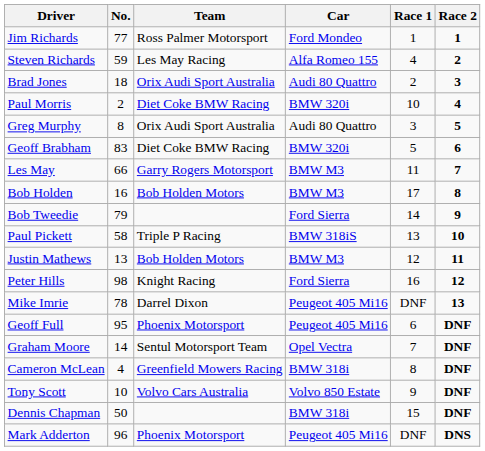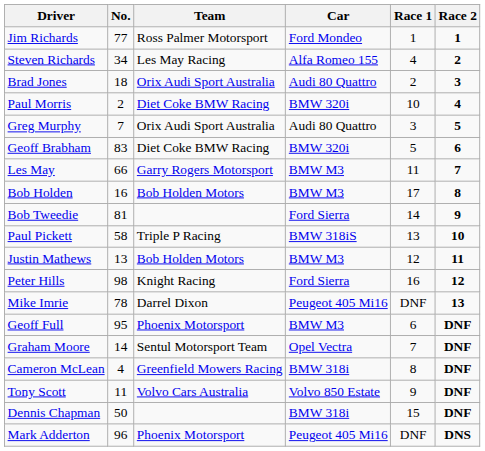(121, 60) 59 -> (121, 60) 34
(121, 126) 8 -> (121, 126) 7
(121, 214) 79 -> (121, 214) 81
(338, 325) Peugeot 405 Mi16 -> (316, 325) BMW M3
(121, 391) 10 -> (121, 391) 11
